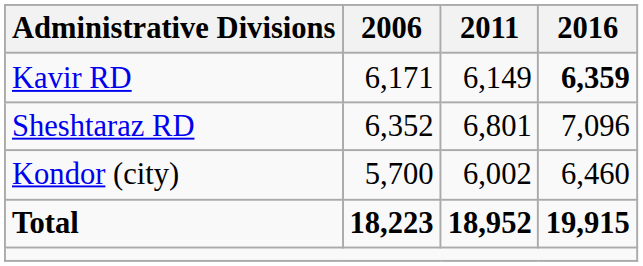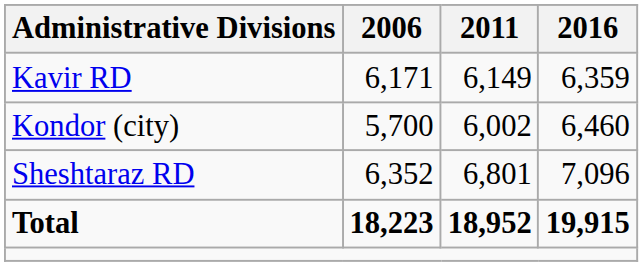(595, 77) bold -> (595, 77) normal
rows swapped: (103, 125) <-> (96, 174)
